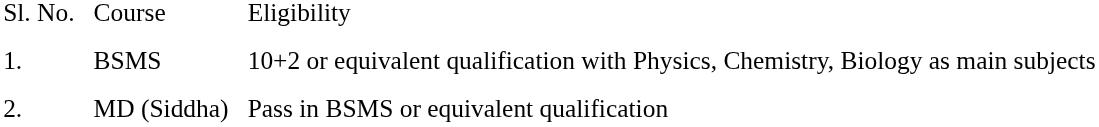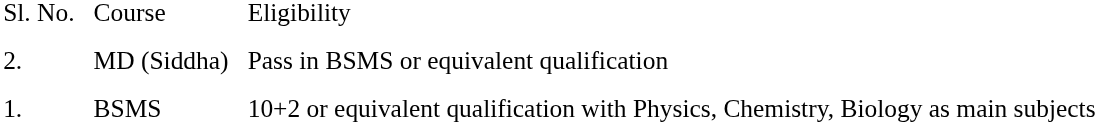rows swapped: (128, 60) <-> (161, 108)
